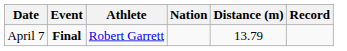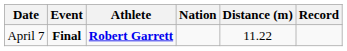(126, 35) normal -> (131, 35) bold
(249, 35) 13.79 -> (258, 35) 11.22
